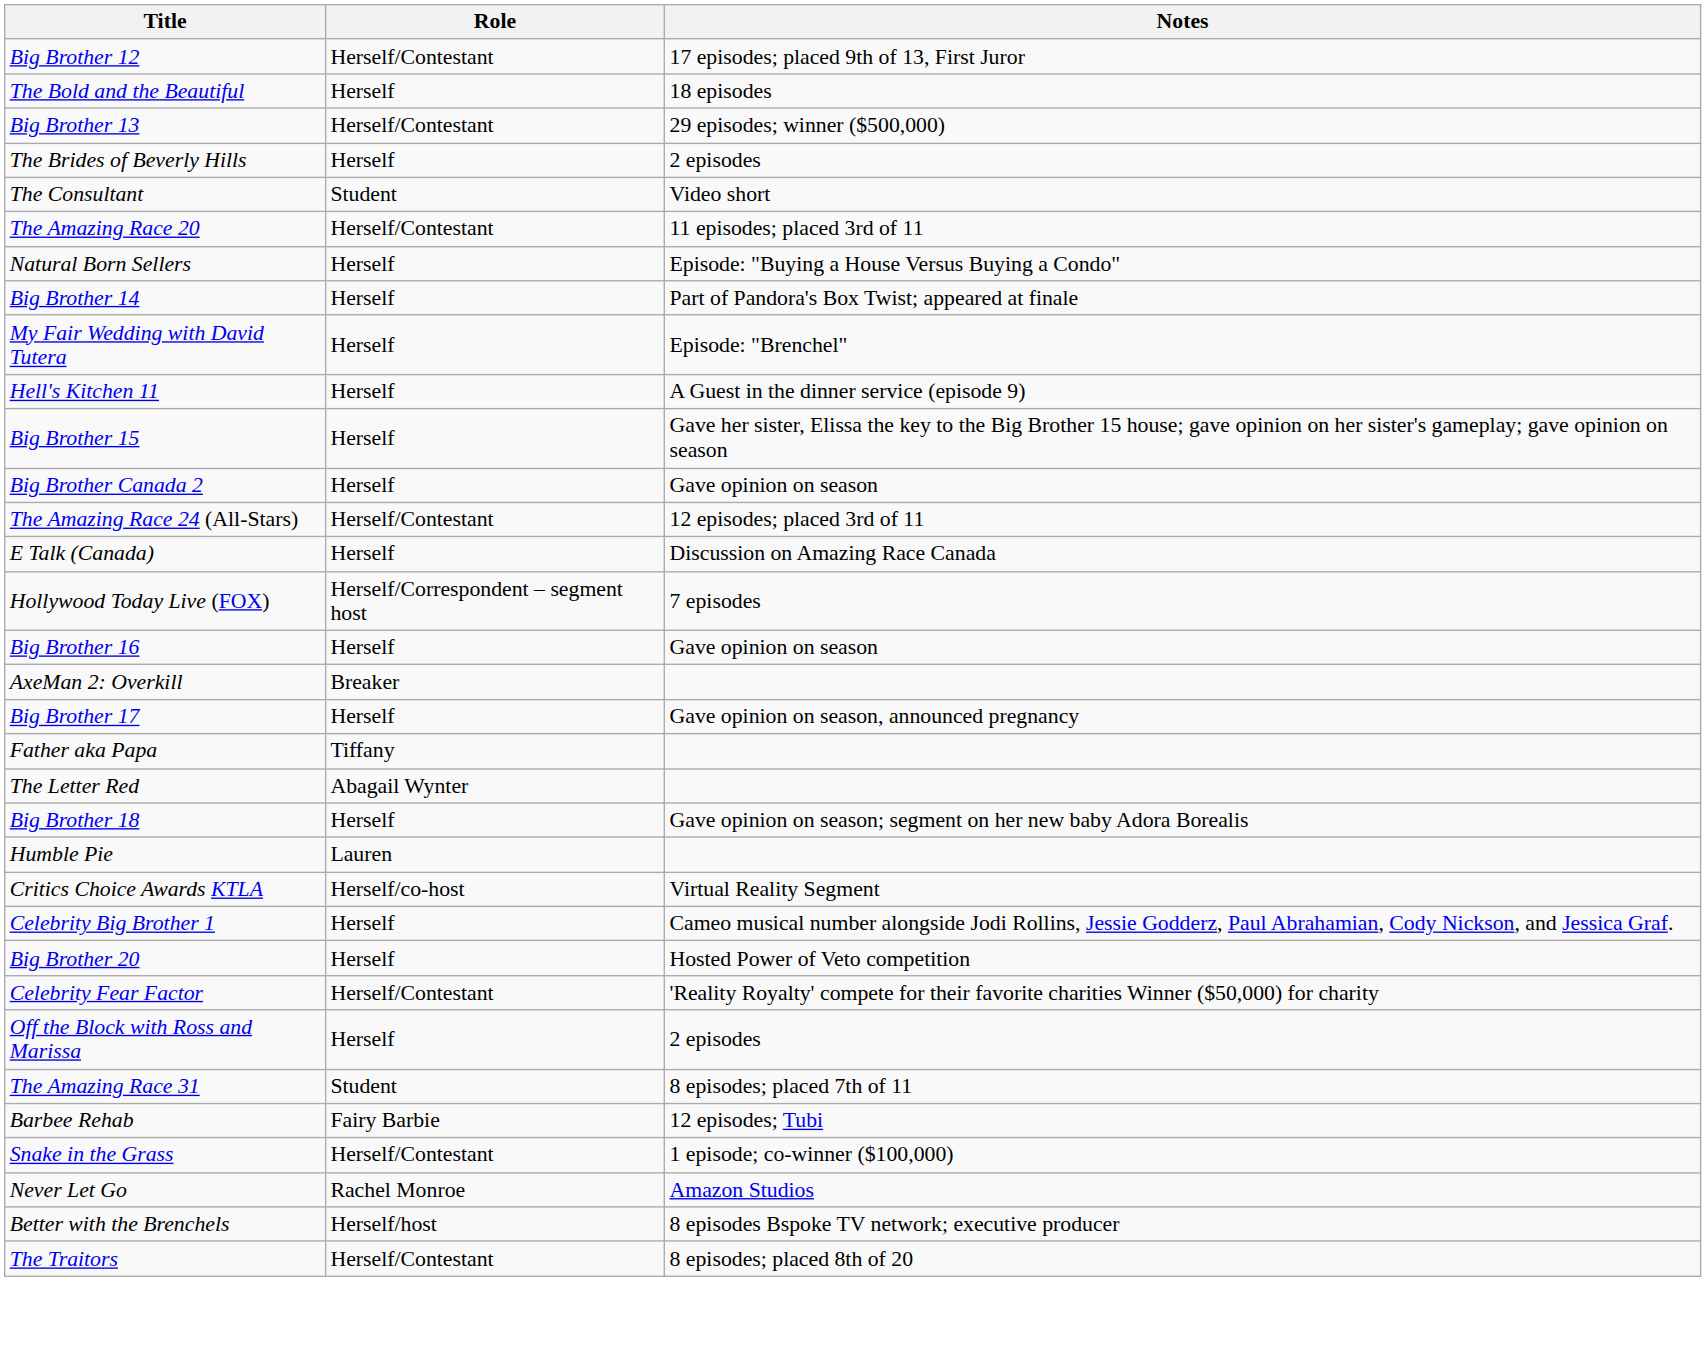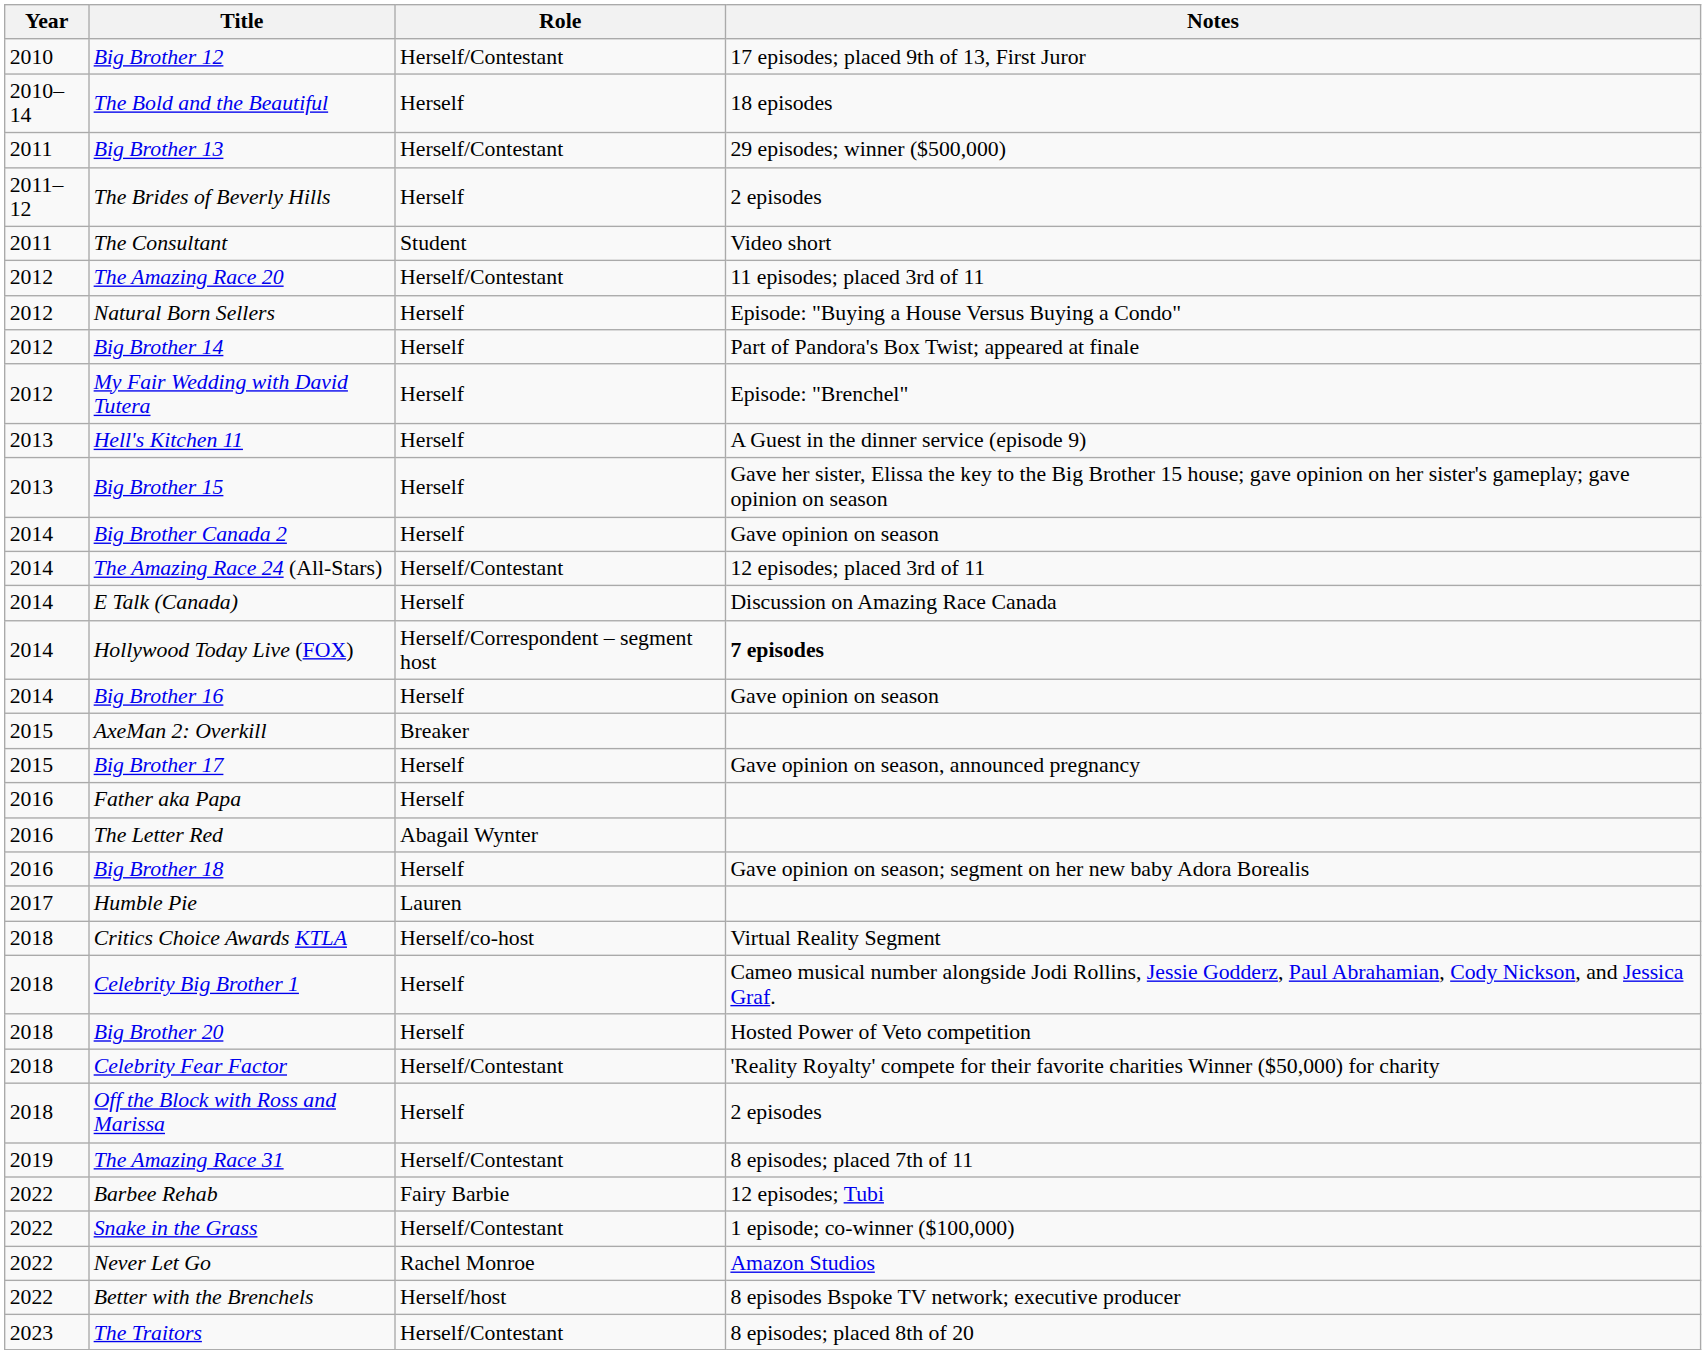+ column: (47, 21)
(715, 600) normal -> (777, 649) bold
(362, 750) Tiffany -> (432, 799) Herself
(364, 1085) Student -> (482, 1159) Herself/Contestant
